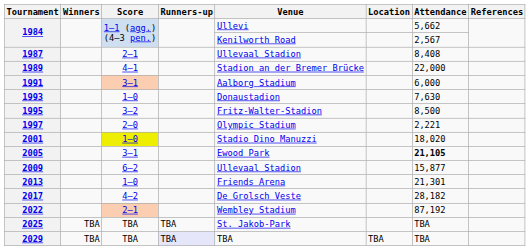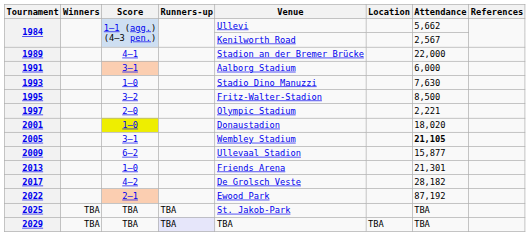- row: (33, 54)
(249, 97) Donaustadion -> (267, 82) Stadio Dino Manuzzi
(267, 139) Stadio Dino Manuzzi -> (249, 125) Donaustadion
(243, 153) Ewood Park -> (256, 139) Wembley Stadium
(256, 210) Wembley Stadium -> (243, 196) Ewood Park
